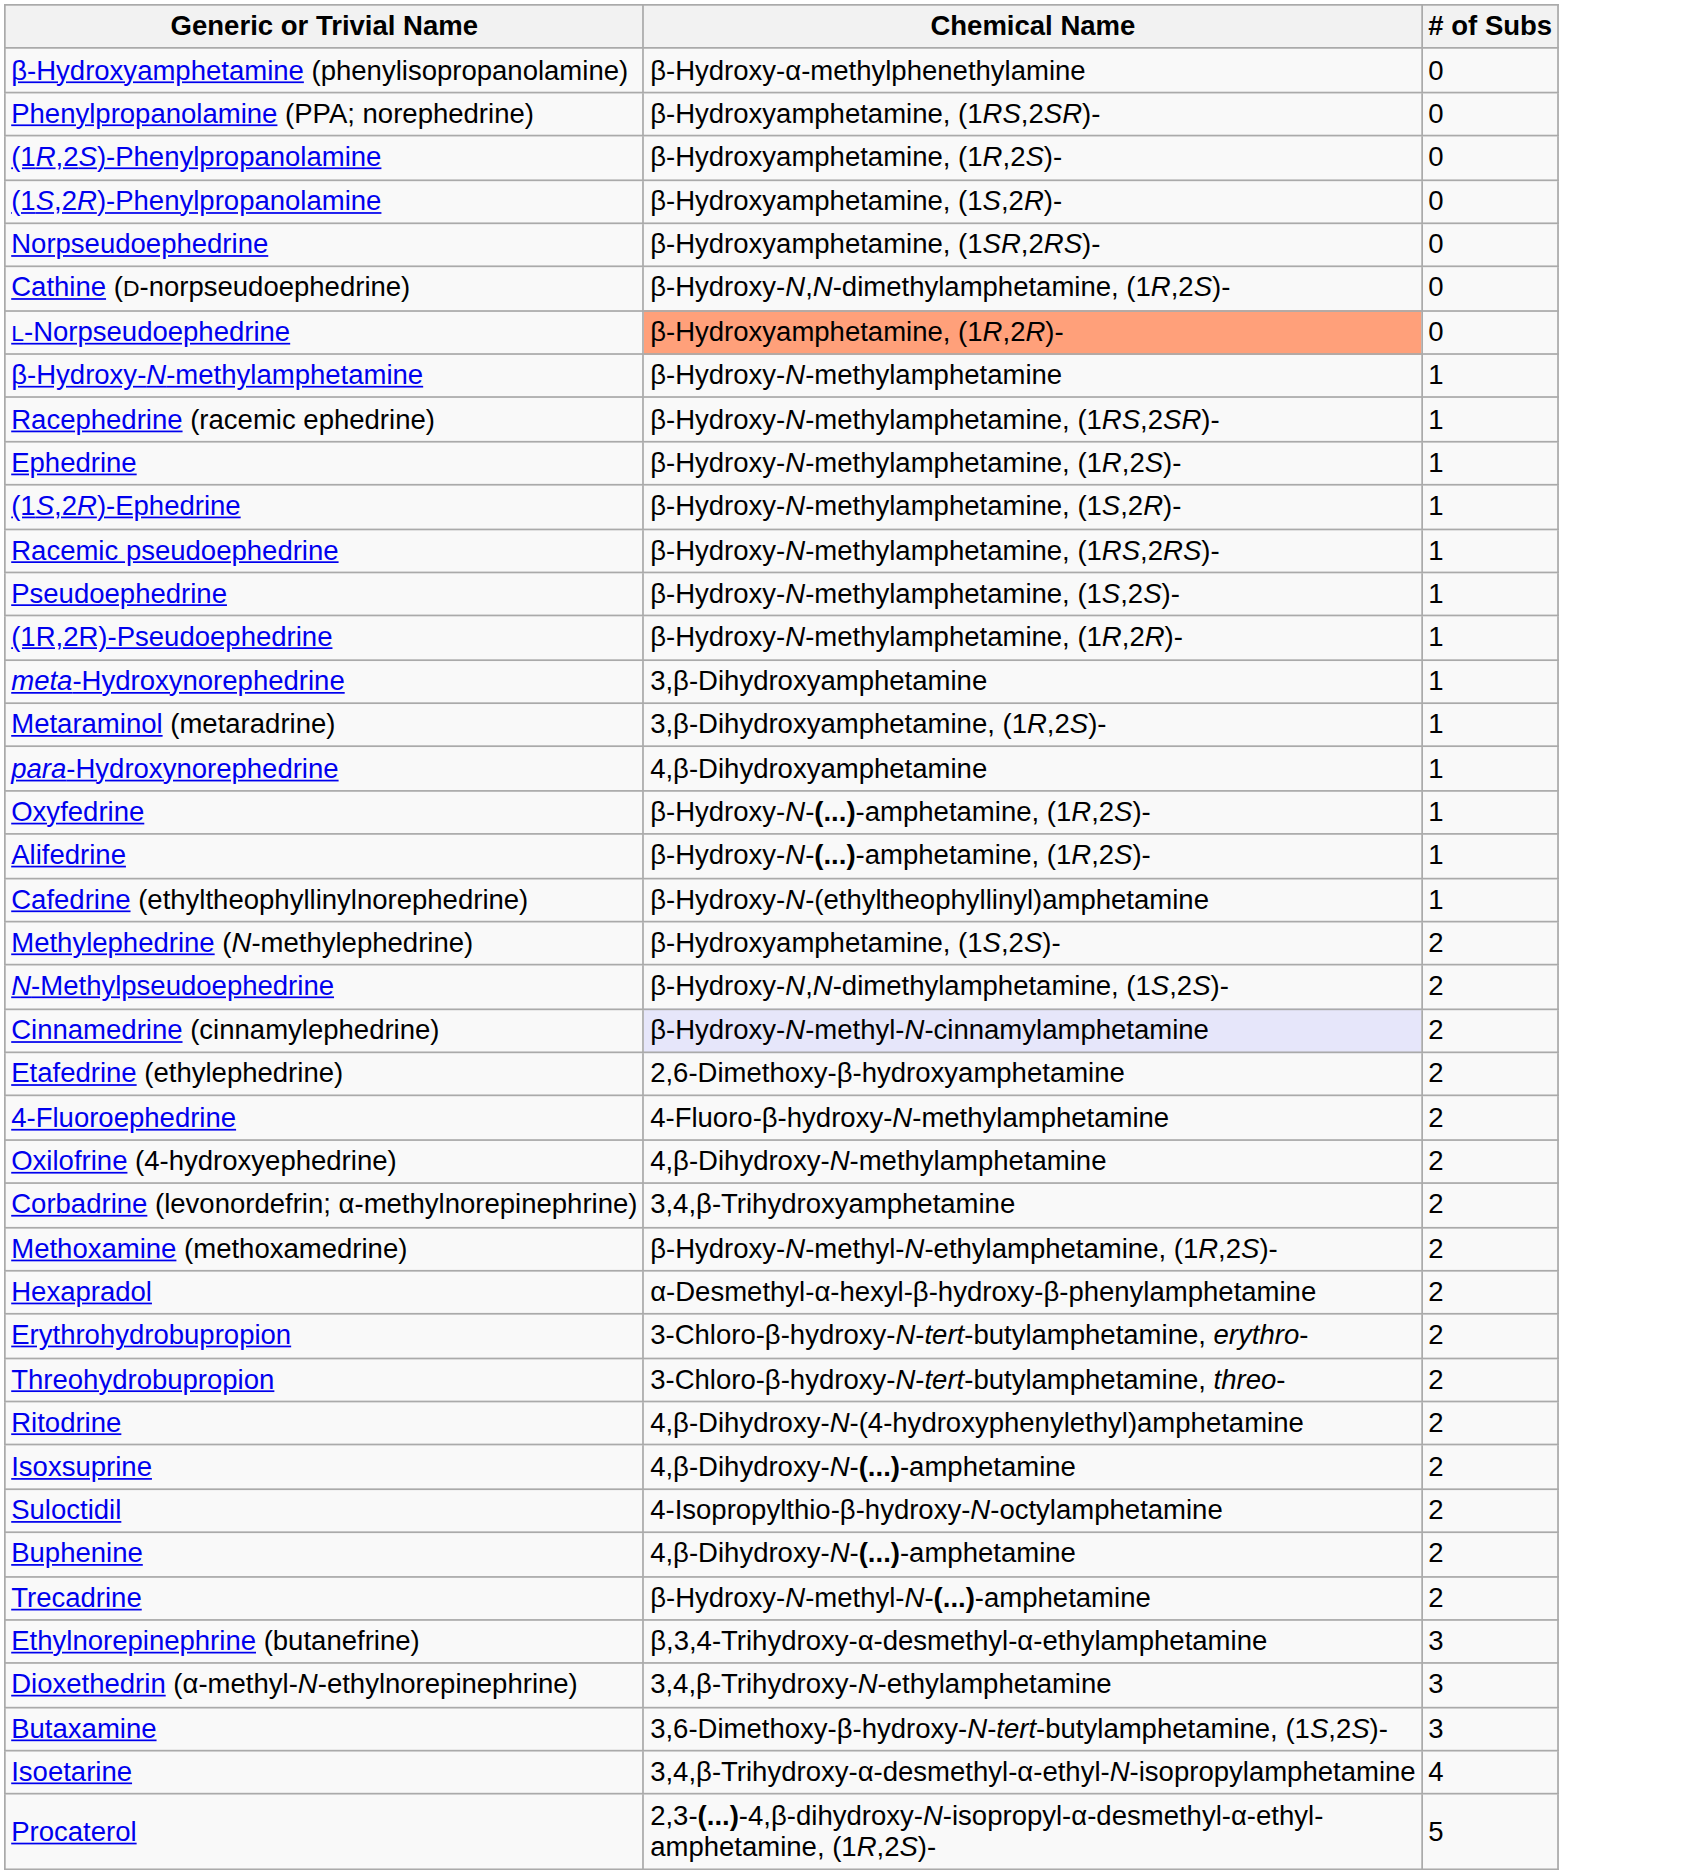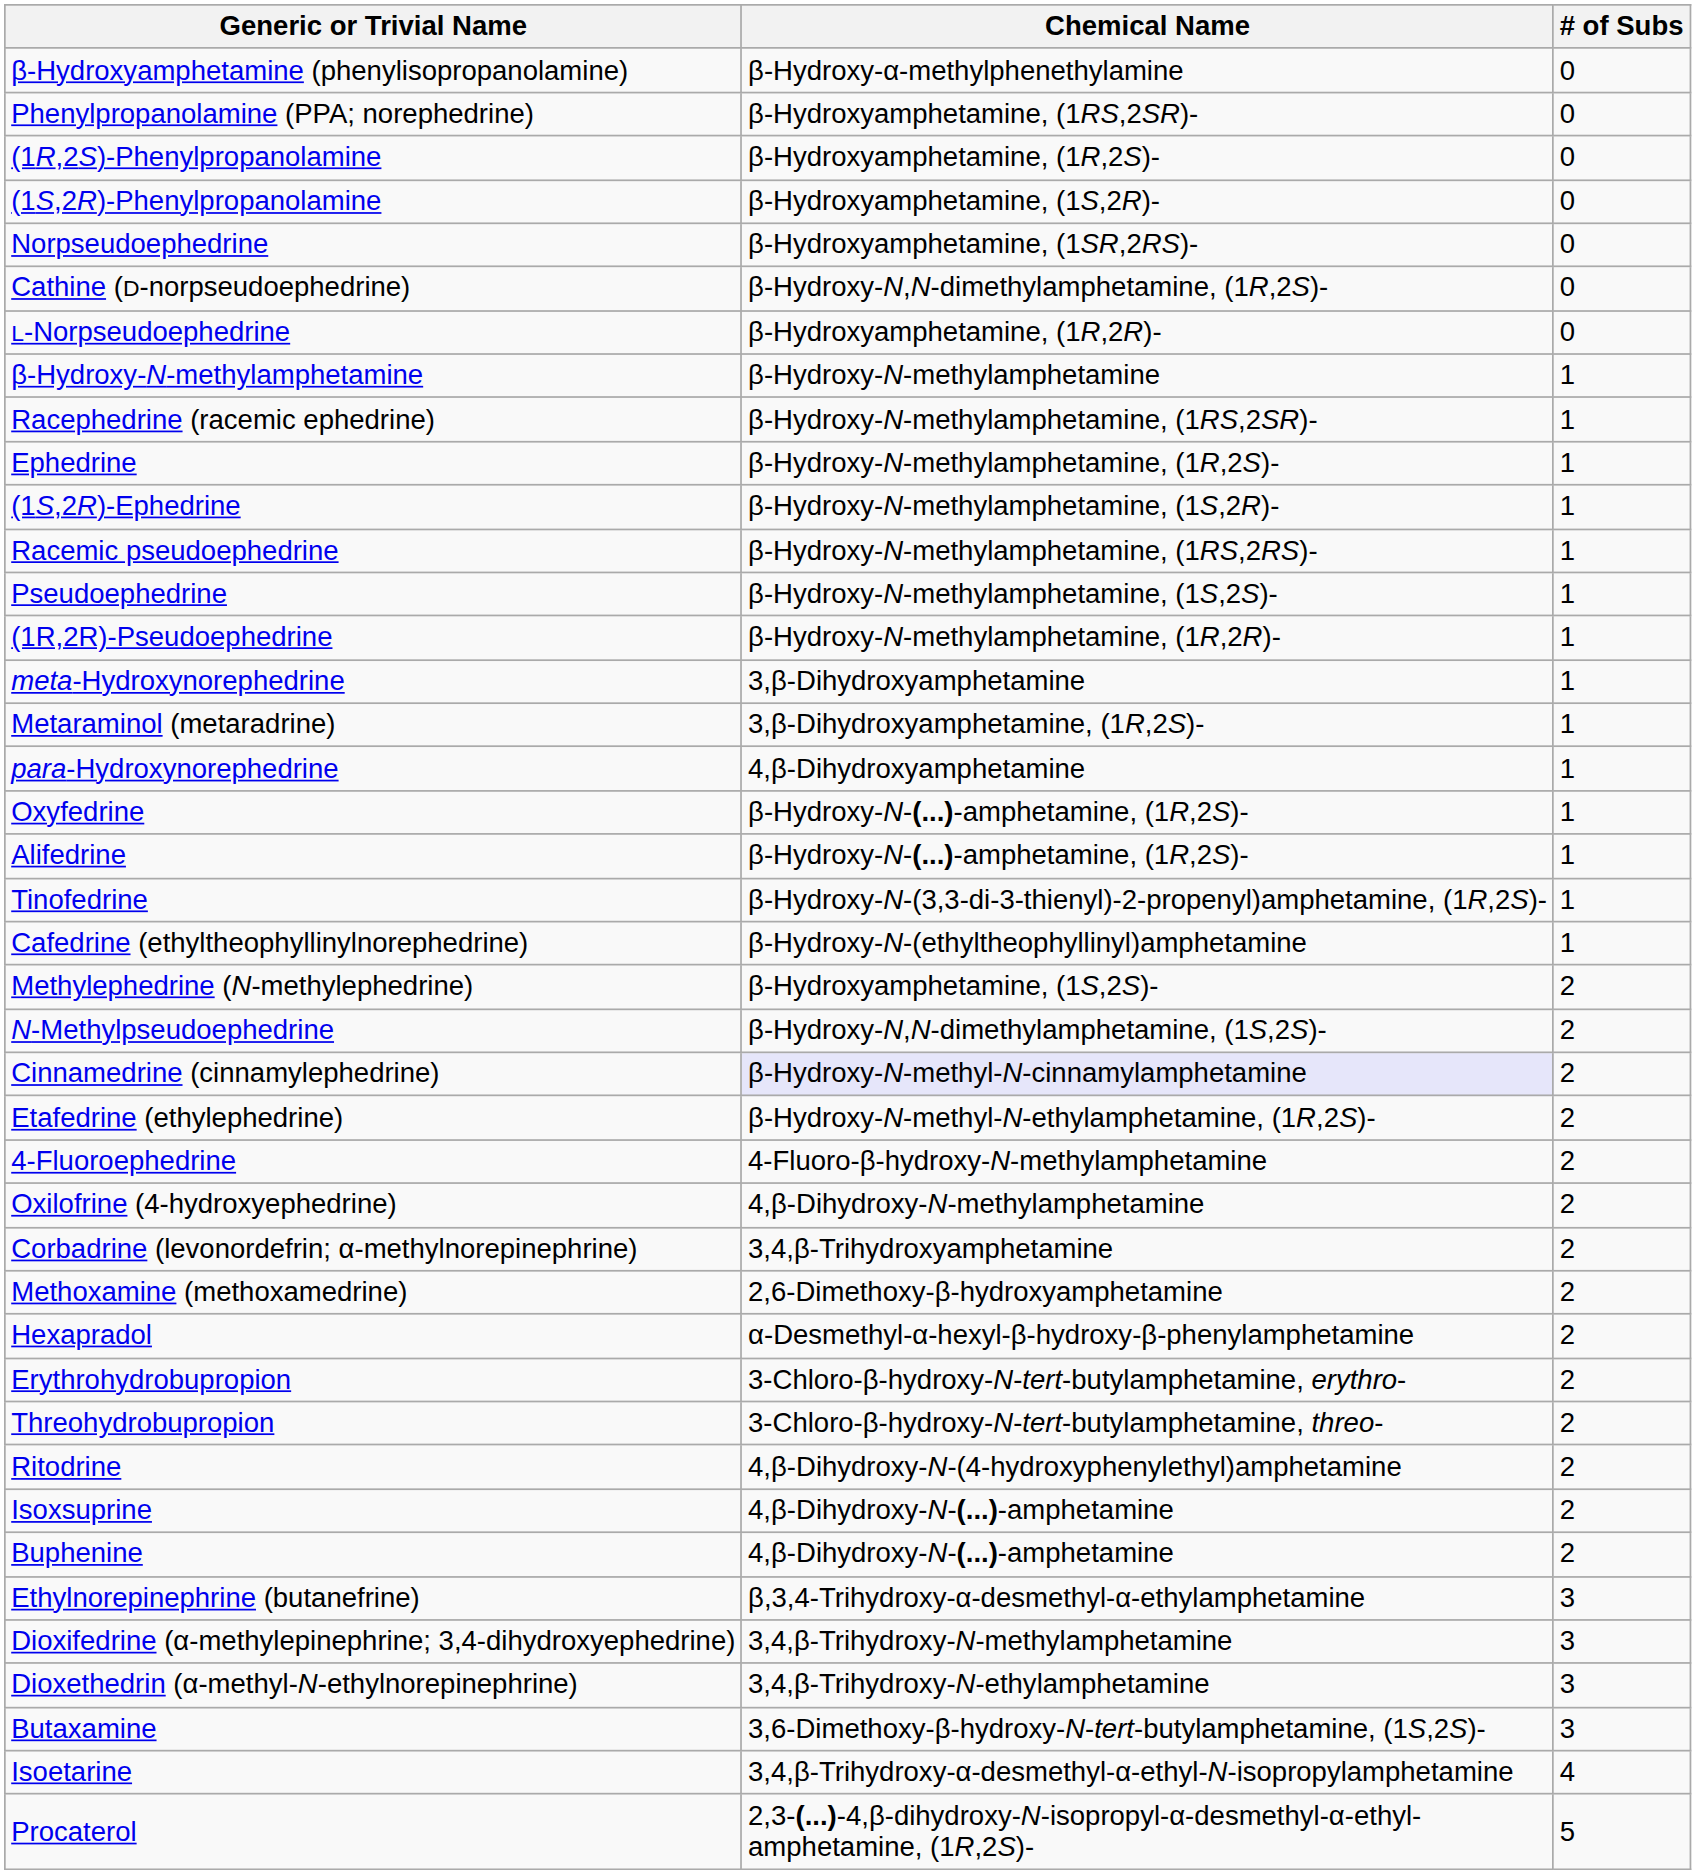(857, 331) lightsalmon background -> (955, 331) no background
+ row: (80, 899)
(888, 1073) 2,6-Dimethoxy-β-hydroxyamphetamine -> (1062, 1117) β-Hydroxy-N-methyl-N-ethylamphetamine, (1R,2S)-
(964, 1248) β-Hydroxy-N-methyl-N-ethylamphetamine, (1R,2S)- -> (985, 1292) 2,6-Dimethoxy-β-hydroxyamphetamine
- row: (66, 1510)
- row: (76, 1597)
+ row: (373, 1641)
